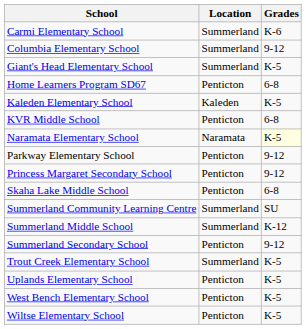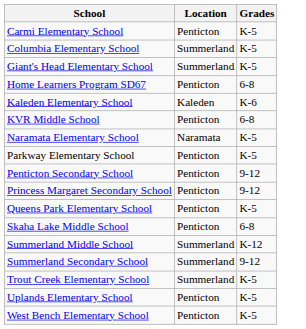(230, 31) Summerland -> (198, 31) Penticton
(273, 31) K-6 -> (248, 31) K-5
(274, 48) 9-12 -> (248, 48) K-5
(273, 102) K-5 -> (248, 102) K-6
(273, 137) lightyellow background -> (248, 137) no background
(274, 155) 9-12 -> (248, 155) K-5
+ row: (70, 173)
+ row: (80, 208)
- row: (102, 208)
(223, 244) Penticton -> (206, 262) Summerland
- row: (65, 315)
